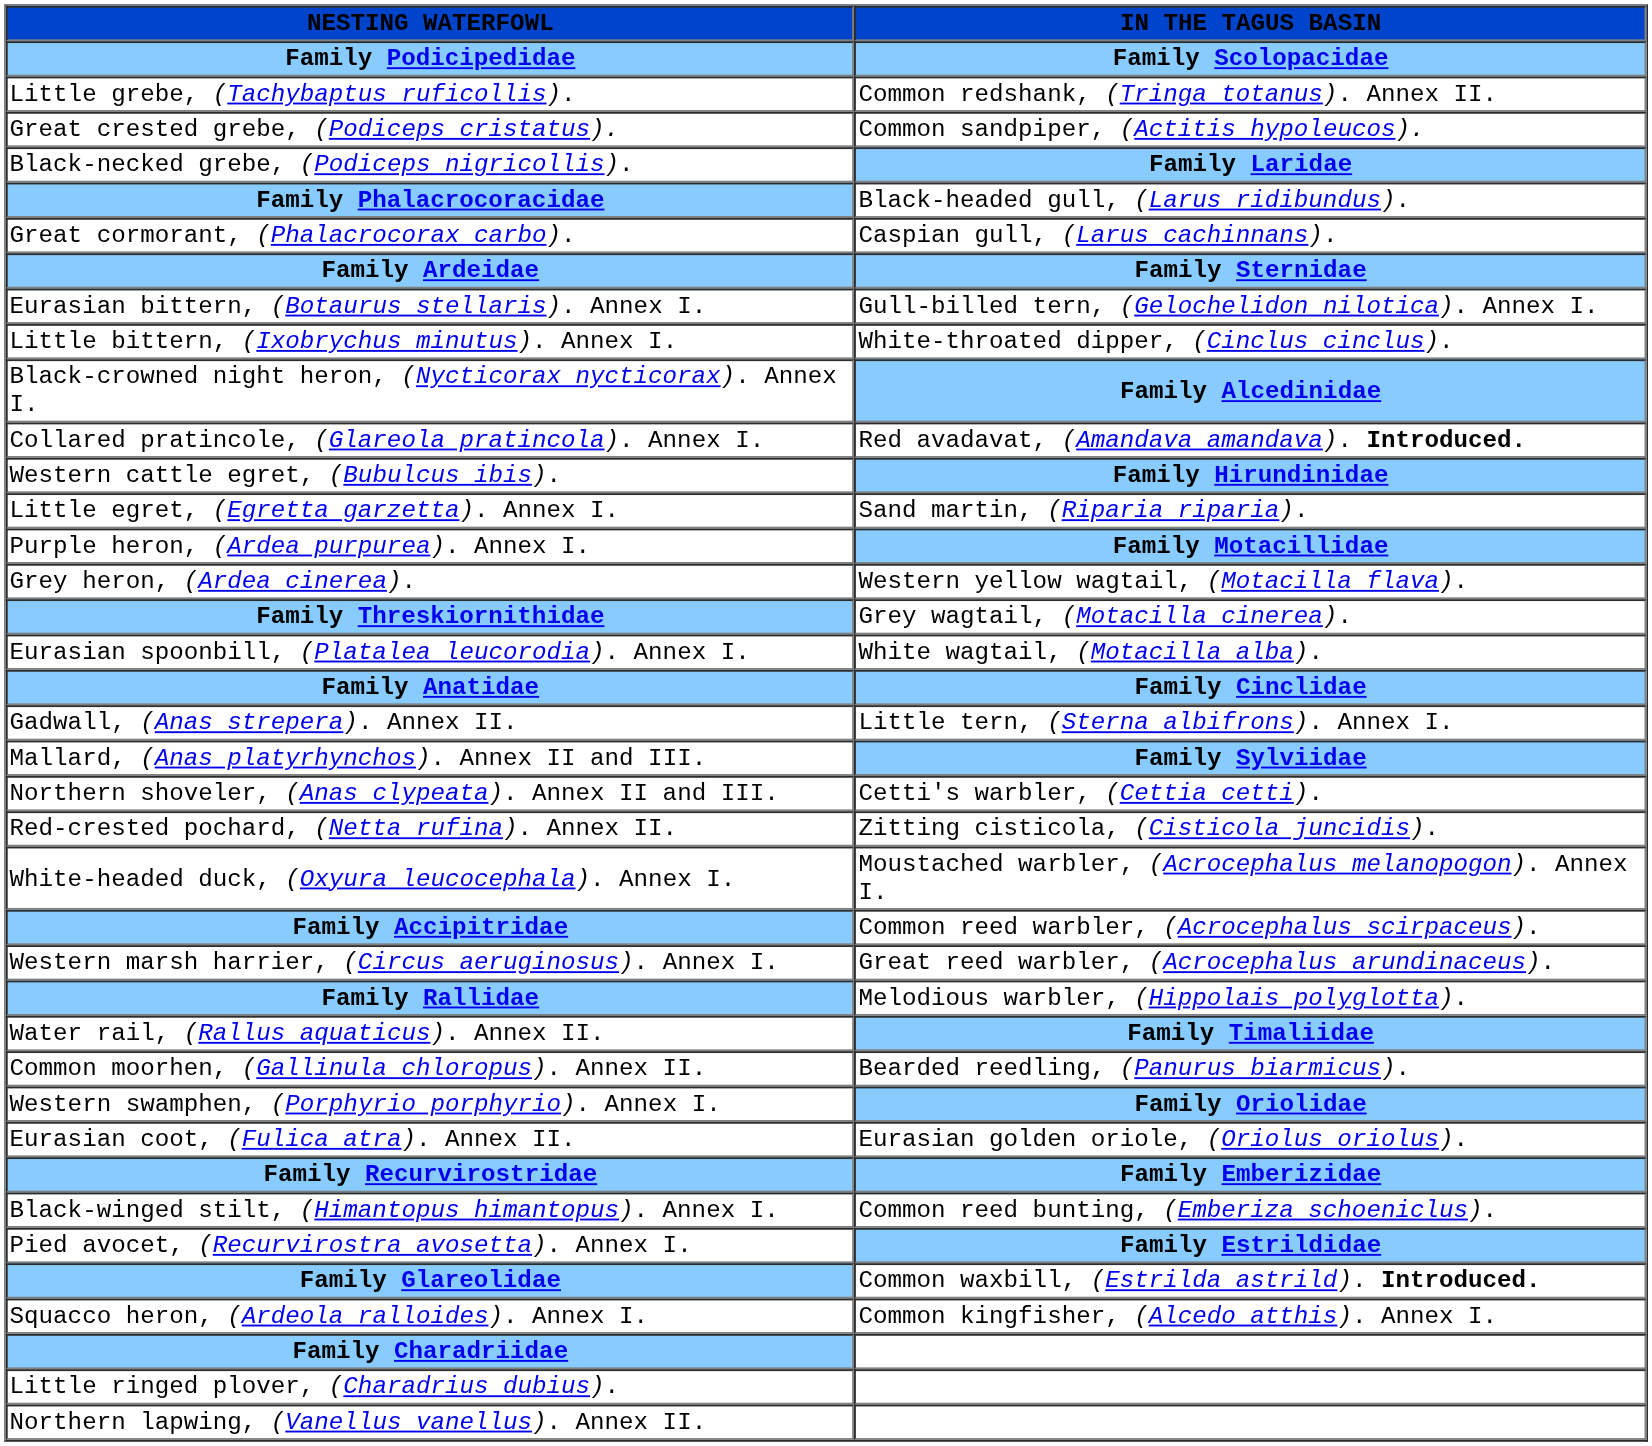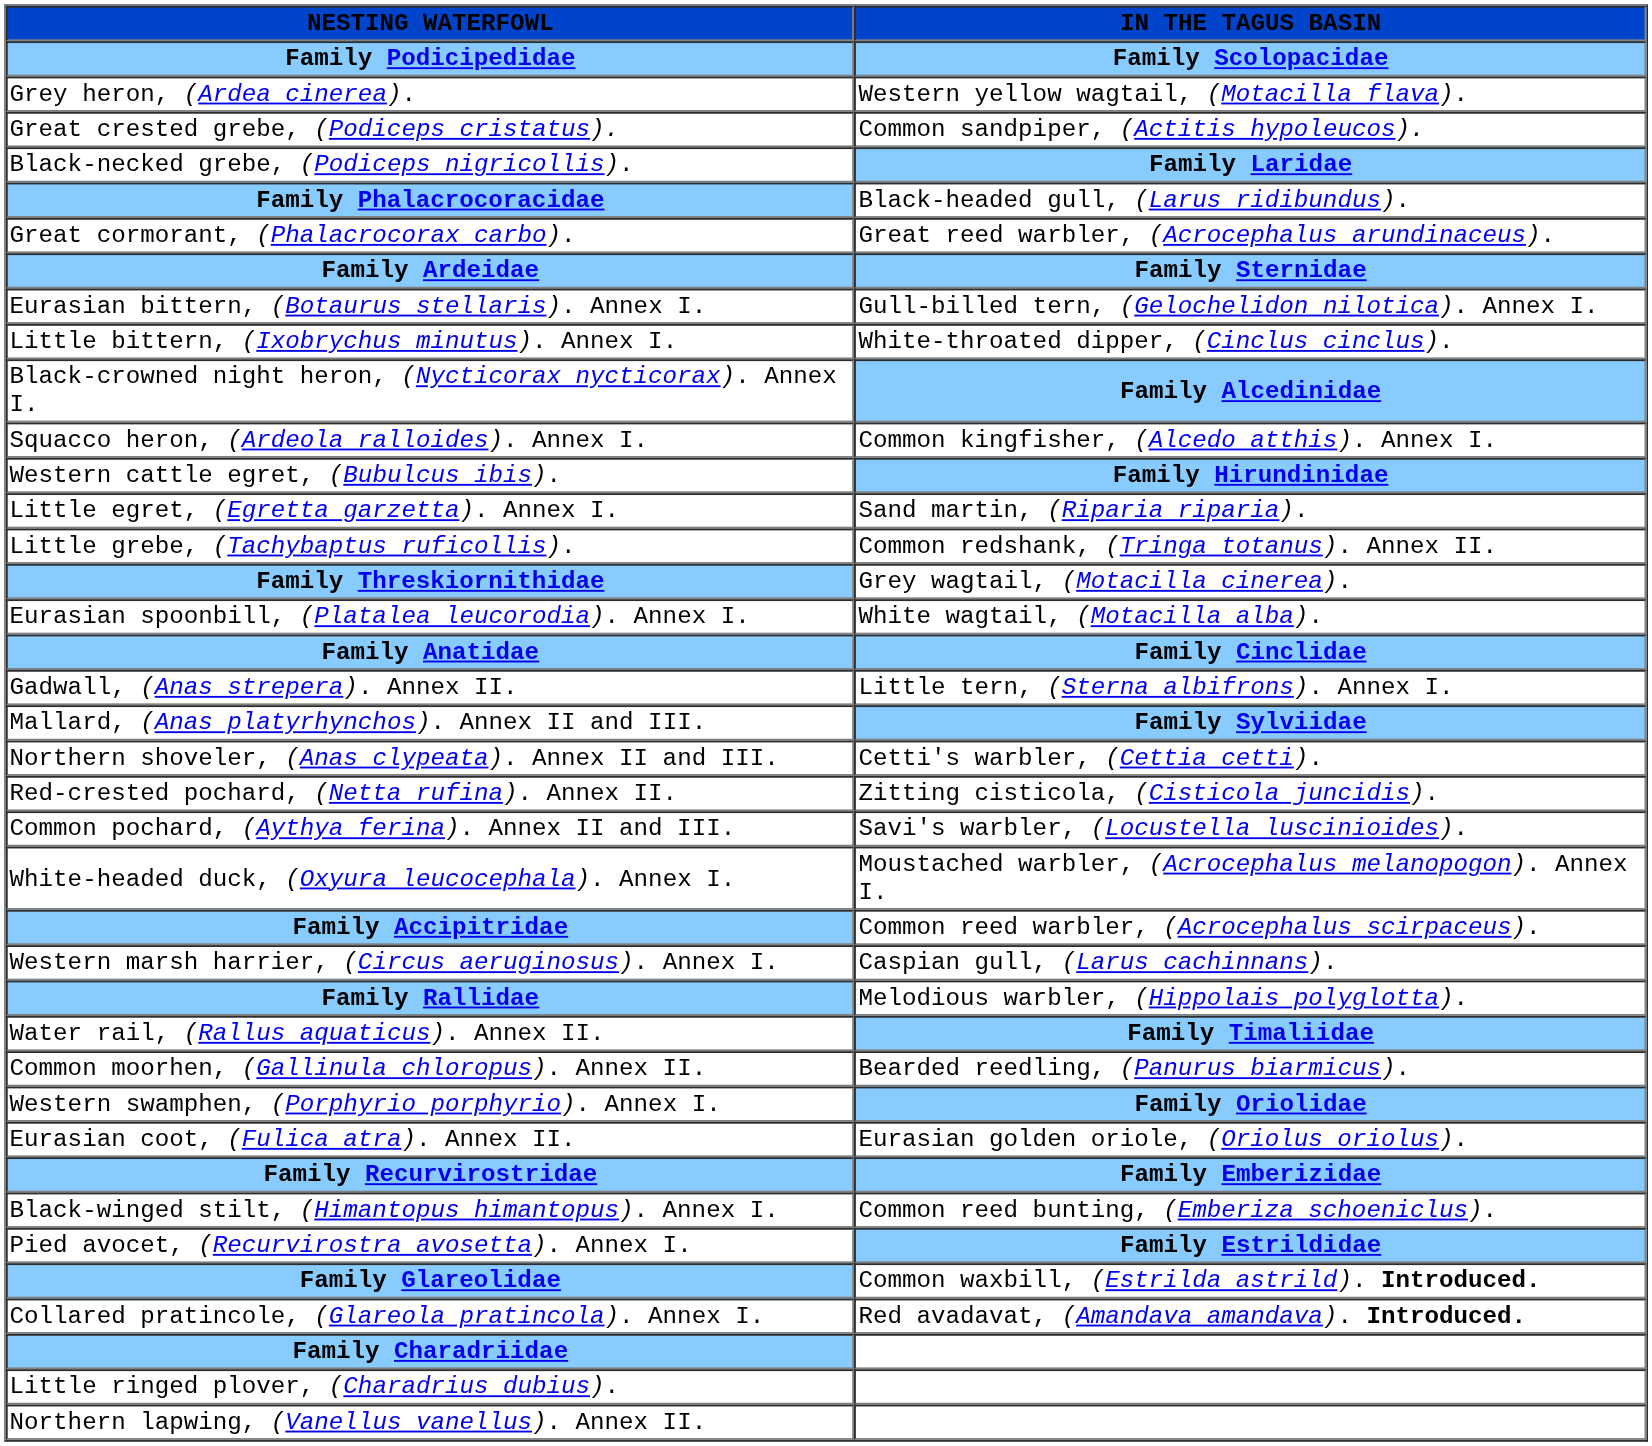rows swapped: (293, 94) <-> (213, 582)
(1098, 236) Caspian gull, (Larus cachinnans). -> (1207, 236) Great reed warbler, (Acrocephalus arundinaceus).
rows swapped: (329, 1316) <-> (387, 440)
- row: (300, 546)
+ row: (372, 829)
(1207, 963) Great reed warbler, (Acrocephalus arundinaceus). -> (1098, 963) Caspian gull, (Larus cachinnans).
